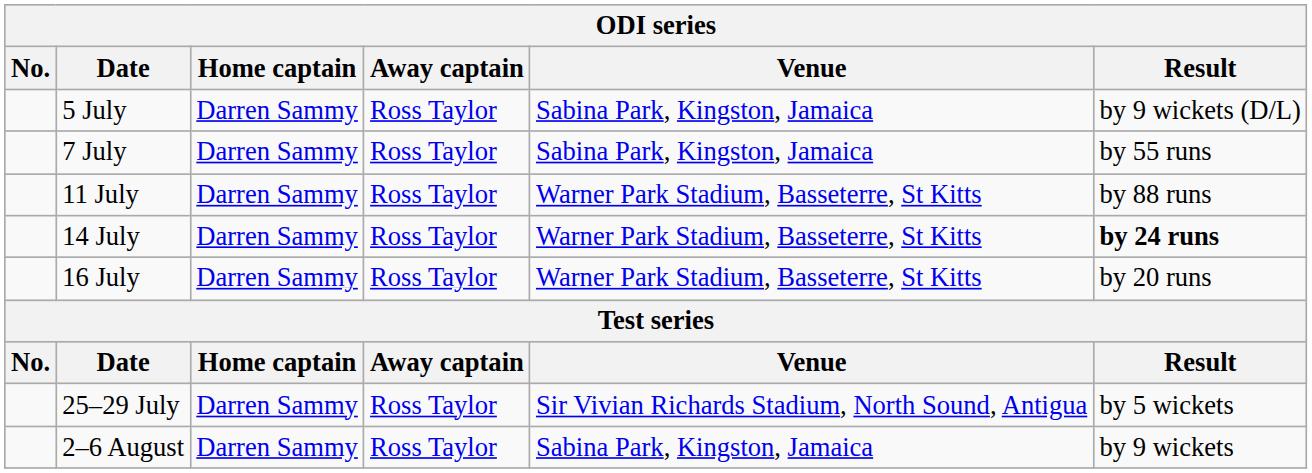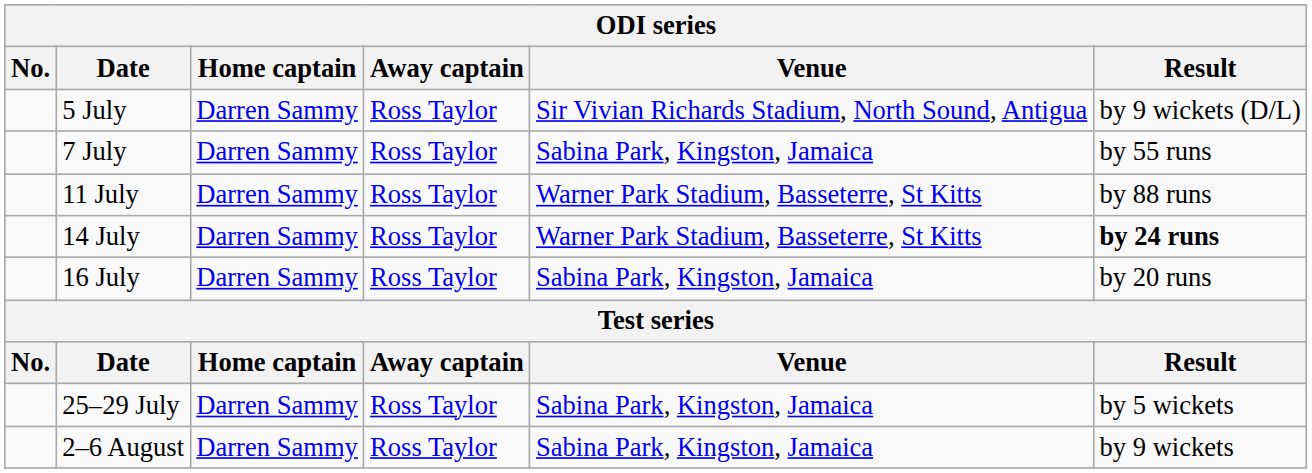(705, 109) Sabina Park, Kingston, Jamaica -> (812, 109) Sir Vivian Richards Stadium, North Sound, Antigua
(759, 278) Warner Park Stadium, Basseterre, St Kitts -> (705, 278) Sabina Park, Kingston, Jamaica
(812, 404) Sir Vivian Richards Stadium, North Sound, Antigua -> (705, 404) Sabina Park, Kingston, Jamaica
